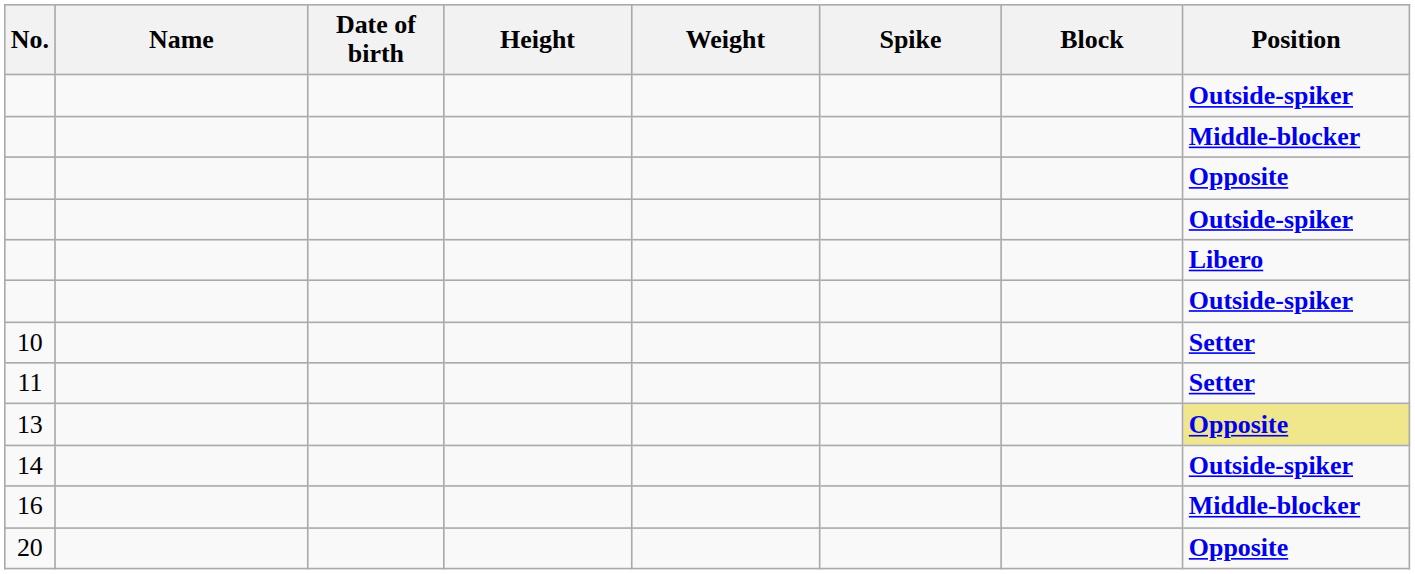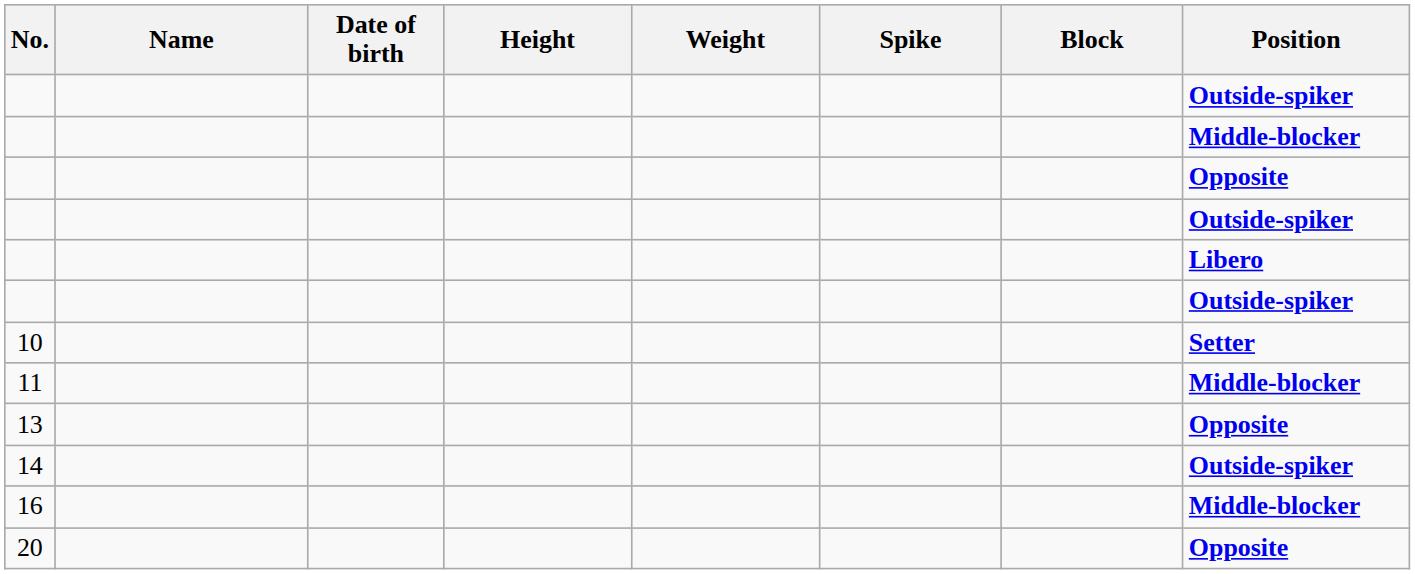(1222, 383) Setter -> (1274, 383) Middle-blocker
(1239, 424) khaki background -> (1239, 424) no background
